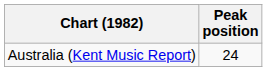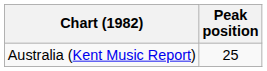(230, 54) 24 -> (230, 54) 25
